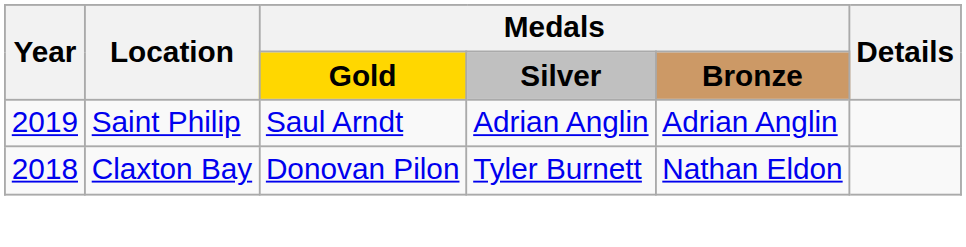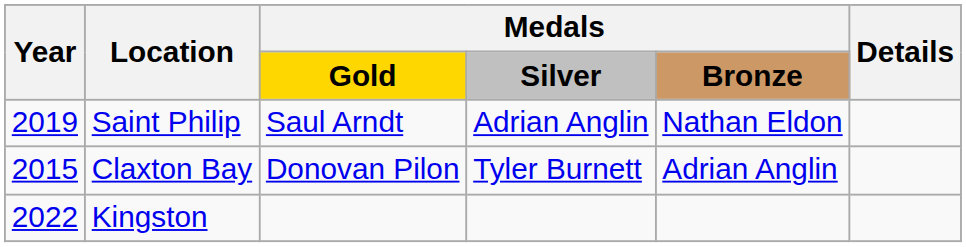(750, 122) Adrian Anglin -> (752, 122) Nathan Eldon
(45, 169) 2018 -> (45, 169) 2015
(752, 169) Nathan Eldon -> (750, 169) Adrian Anglin
+ row: (150, 216)
